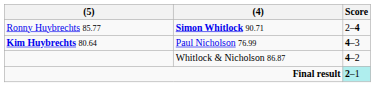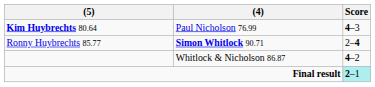rows swapped: (54, 27) <-> (52, 43)
